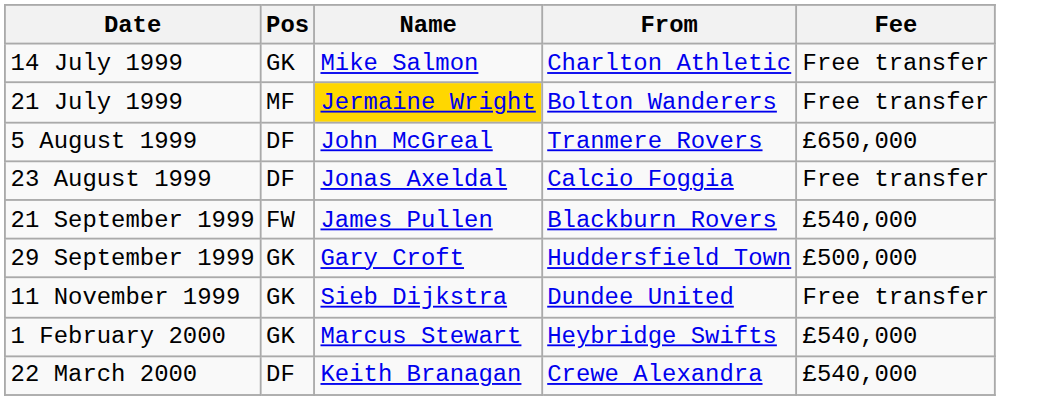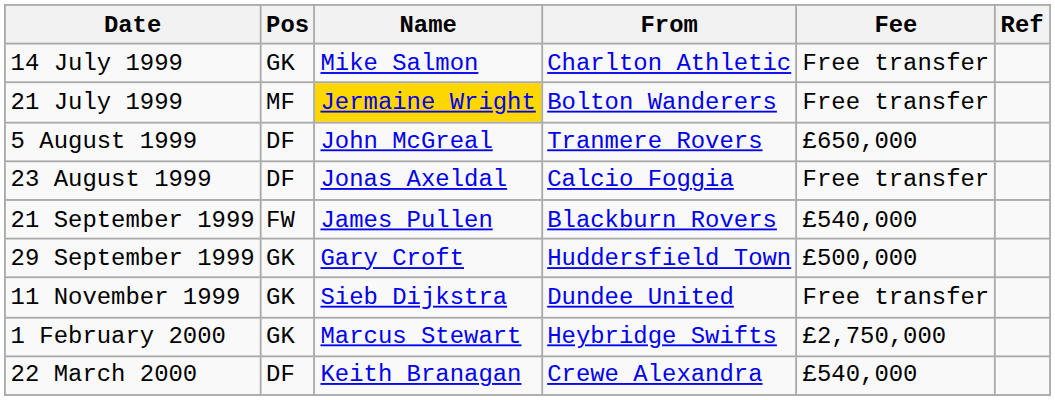+ column: (1022, 24)
(860, 336) £540,000 -> (874, 336) £2,750,000
